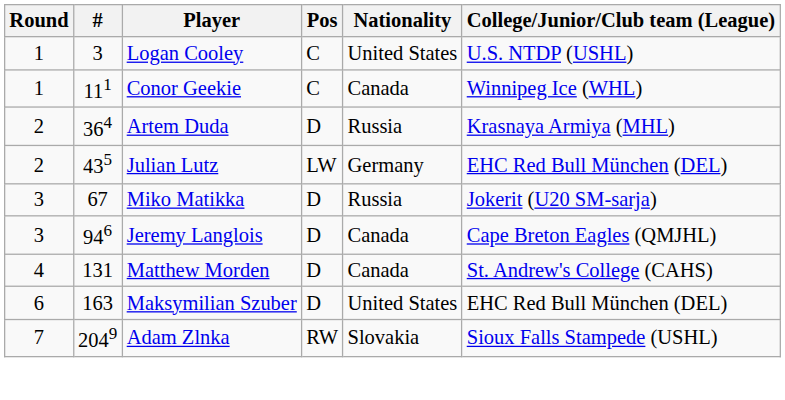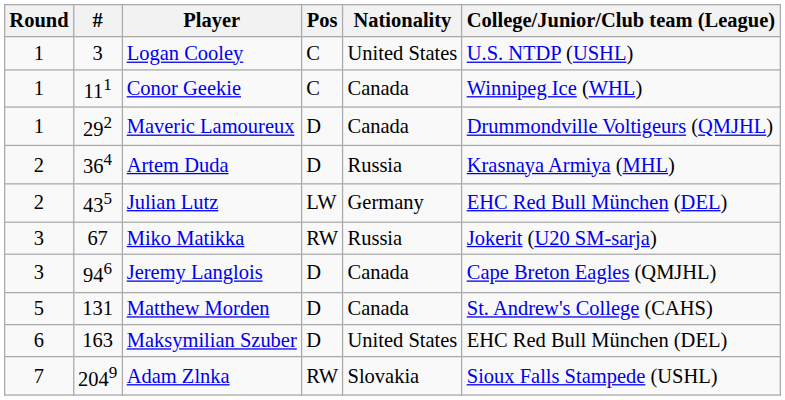+ row: (211, 126)
(314, 199) D -> (322, 237) RW
(39, 270) 4 -> (39, 308) 5
